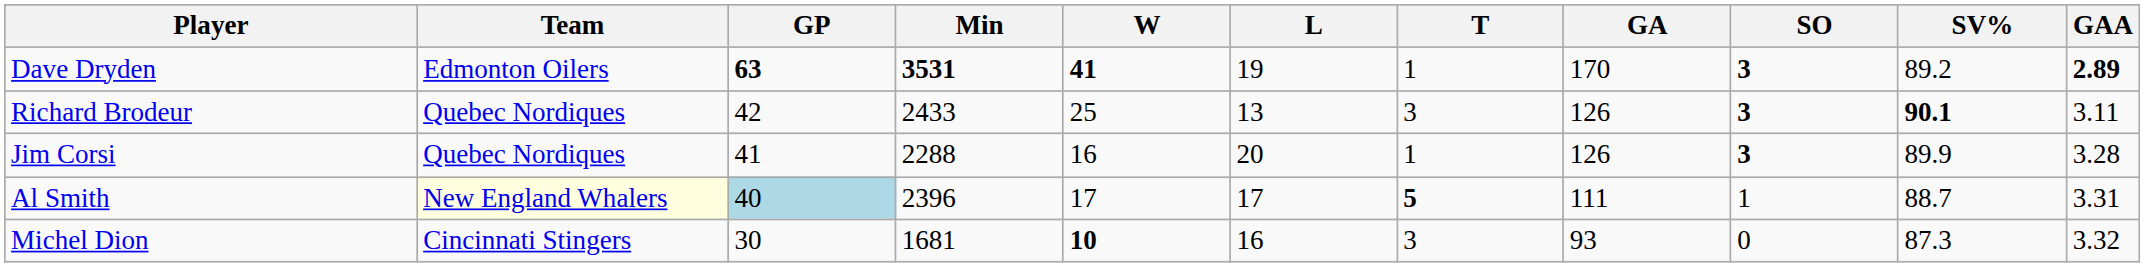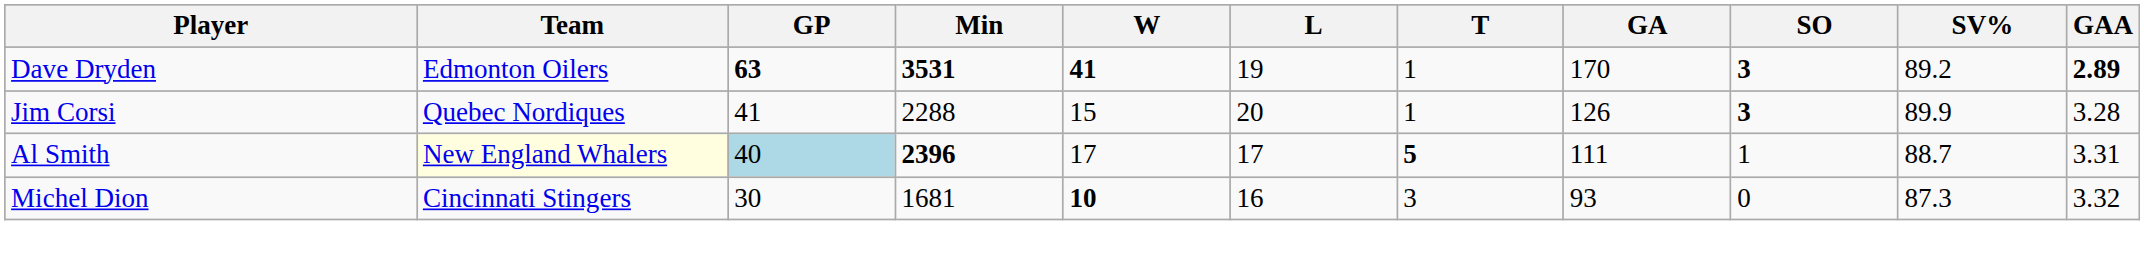- row: (102, 111)
(1083, 154) 16 -> (1083, 111) 15
(929, 197) normal -> (929, 154) bold
